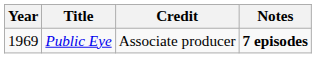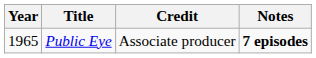(23, 40) 1969 -> (23, 40) 1965
